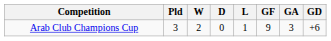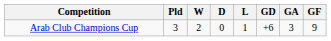columns swapped: (268, 12) <-> (315, 12)
